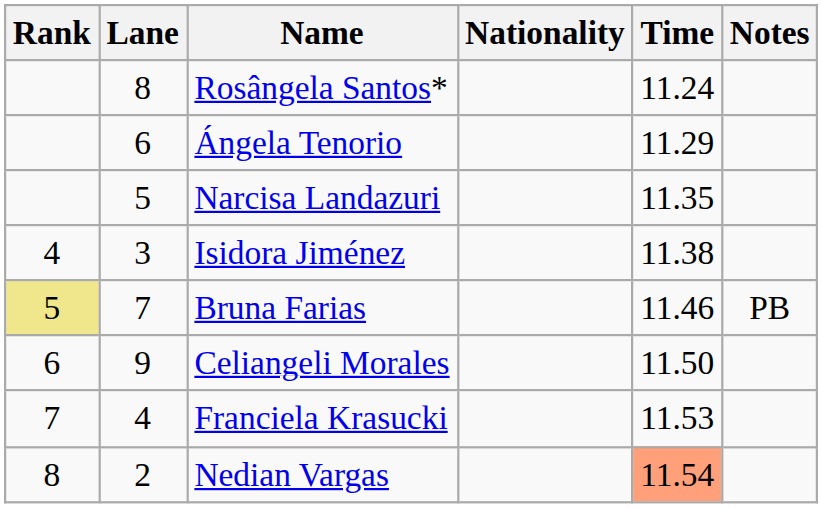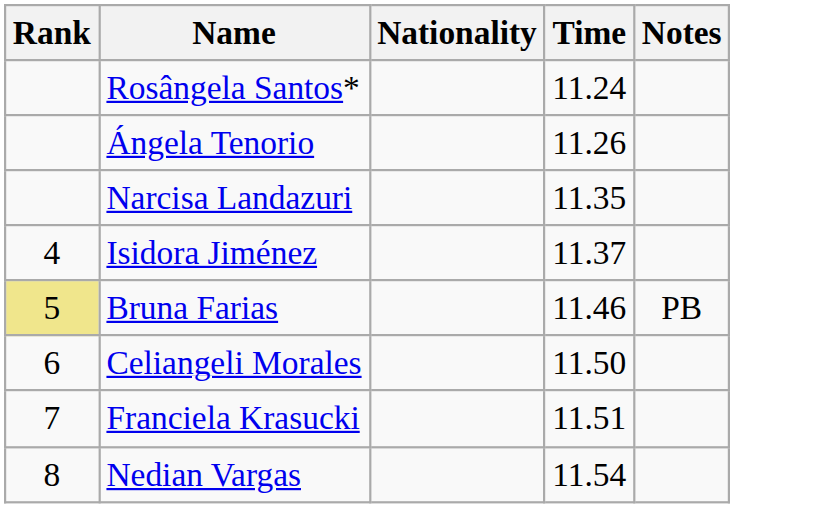- column: (143, 32)
(677, 142) 11.29 -> (589, 142) 11.26
(677, 252) 11.38 -> (589, 252) 11.37
(677, 418) 11.53 -> (589, 418) 11.51
(677, 473) lightsalmon background -> (589, 473) no background
